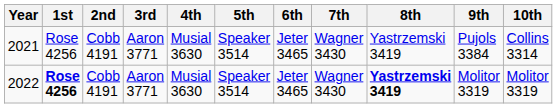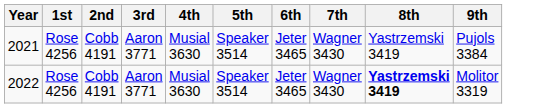- column: (528, 15)
(63, 84) bold -> (62, 84) normal
